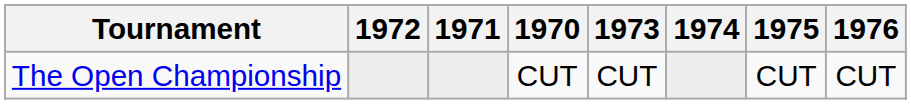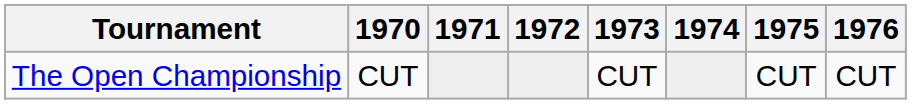columns swapped: (547, 29) <-> (388, 29)
